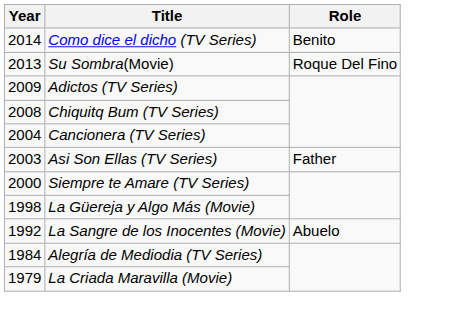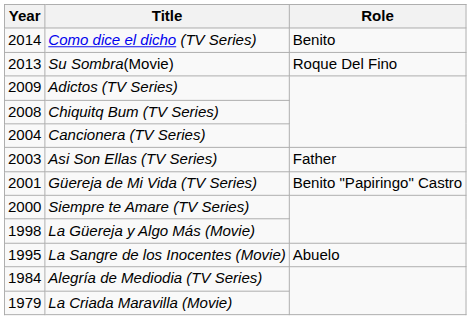+ row: (153, 183)
(25, 231) 1992 -> (25, 254) 1995
